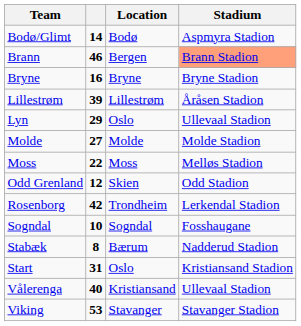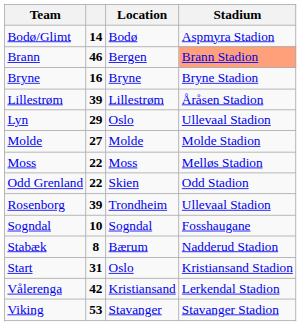(96, 183) 12 -> (96, 183) 22
(96, 204) 42 -> (96, 204) 39
(231, 204) Lerkendal Stadion -> (226, 204) Ullevaal Stadion
(96, 288) 40 -> (96, 288) 42
(226, 288) Ullevaal Stadion -> (231, 288) Lerkendal Stadion
